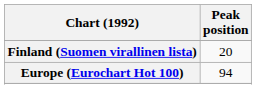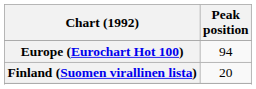rows swapped: (102, 72) <-> (102, 51)
